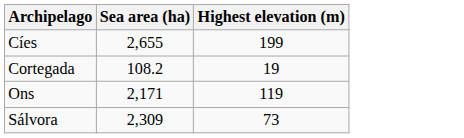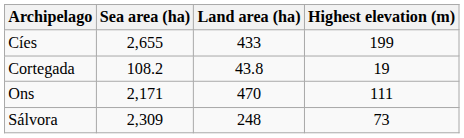+ column: (249, 17)
(271, 94) 119 -> (382, 94) 111
